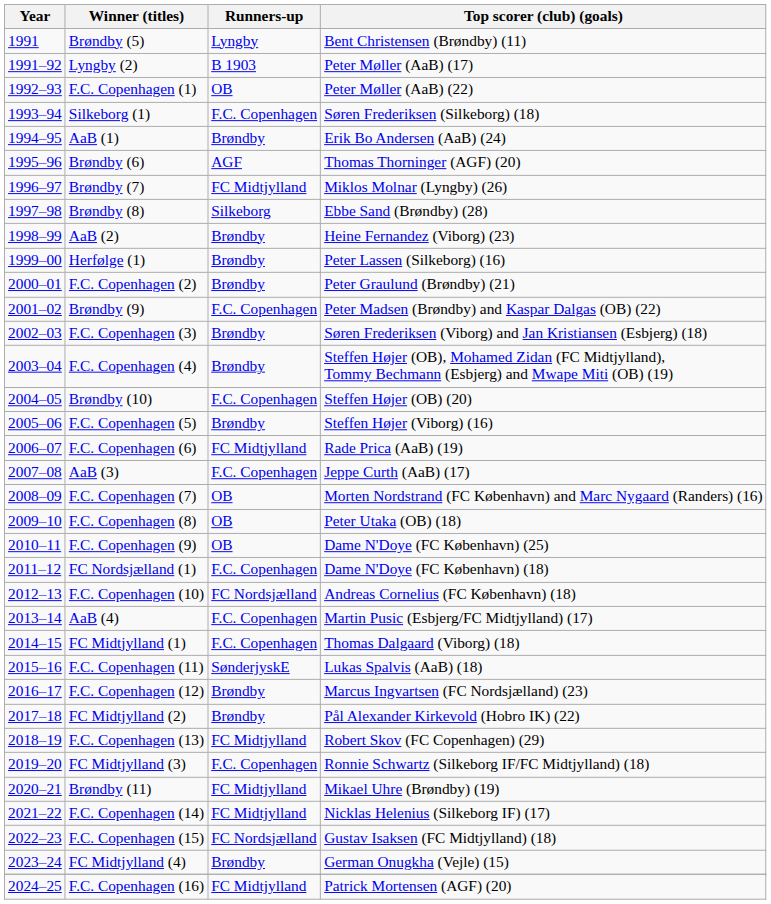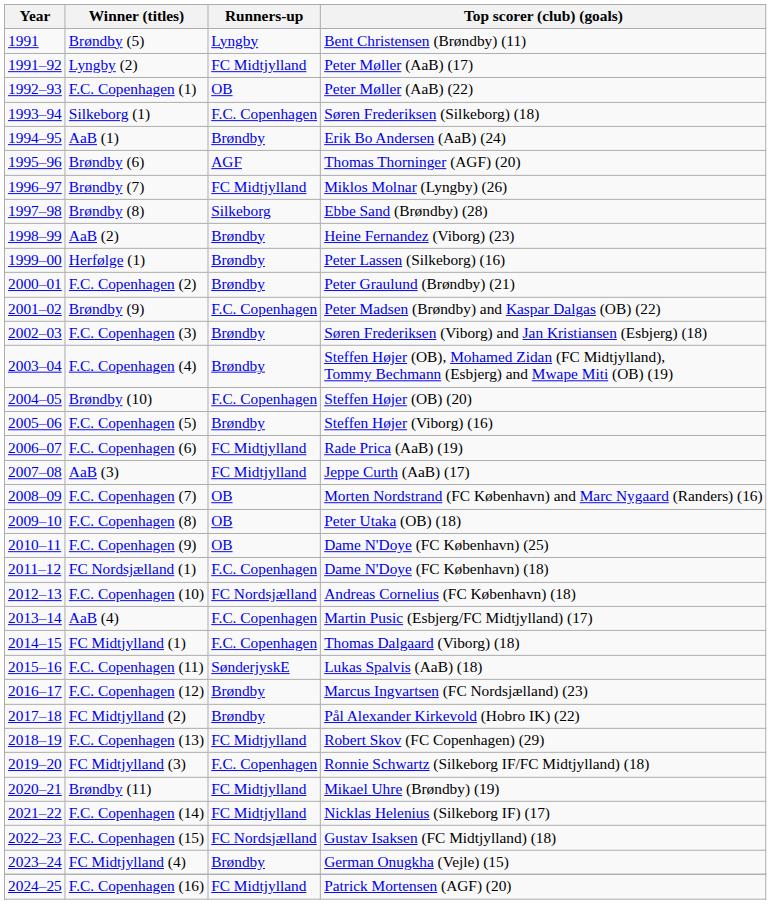(234, 65) B 1903 -> (259, 65) FC Midtjylland
(264, 472) F.C. Copenhagen -> (259, 472) FC Midtjylland
